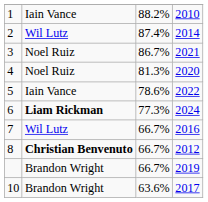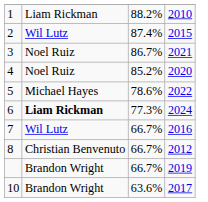(51, 14) Iain Vance -> (61, 14) Liam Rickman
(187, 33) 2014 -> (180, 33) 2015
(154, 71) 81.3% -> (147, 71) 85.2%
(51, 91) Iain Vance -> (62, 91) Michael Hayes
(79, 149) bold -> (75, 149) normal
